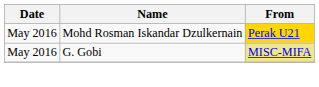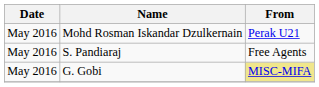(274, 33) gold background -> (274, 33) no background
+ row: (92, 52)
